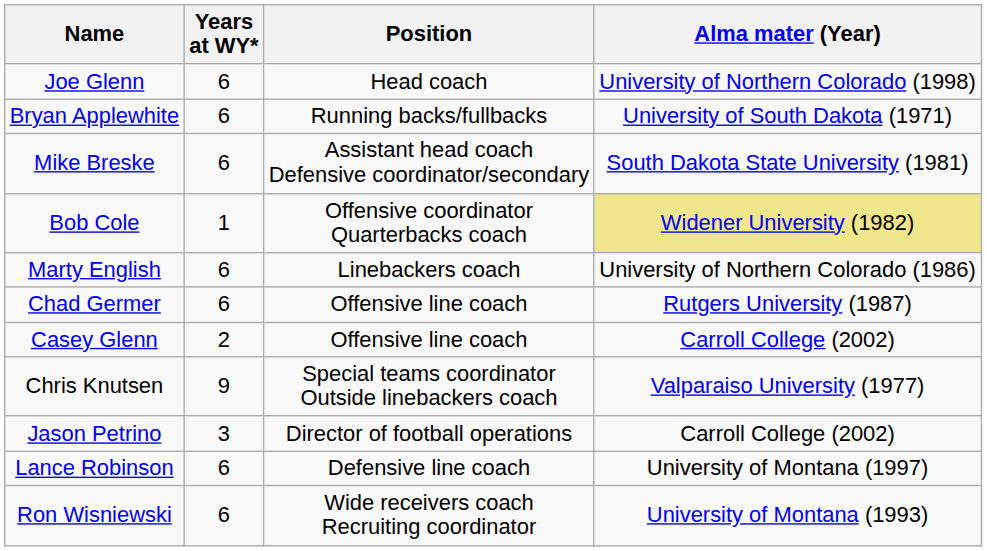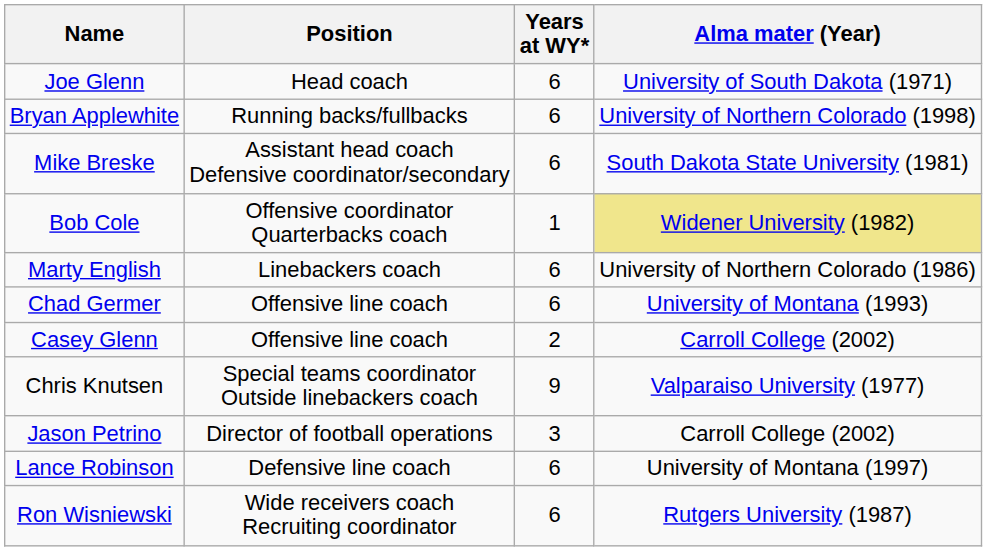columns swapped: (429, 34) <-> (224, 34)
(788, 81) University of Northern Colorado (1998) -> (788, 81) University of South Dakota (1971)
(788, 116) University of South Dakota (1971) -> (788, 116) University of Northern Colorado (1998)
(788, 304) Rutgers University (1987) -> (788, 304) University of Montana (1993)
(788, 515) University of Montana (1993) -> (788, 515) Rutgers University (1987)
